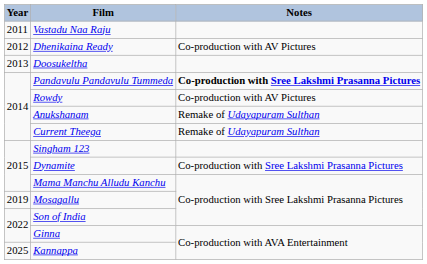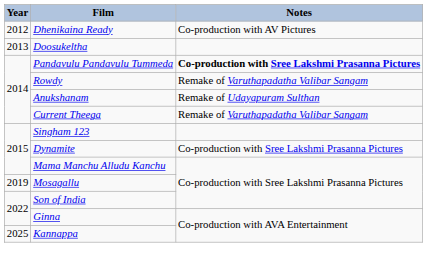- row: (72, 30)
(247, 98) Co-production with AV Pictures -> (273, 81) Remake of Varuthapadatha Valibar Sangam
(249, 132) Remake of Udayapuram Sulthan -> (273, 115) Remake of Varuthapadatha Valibar Sangam
